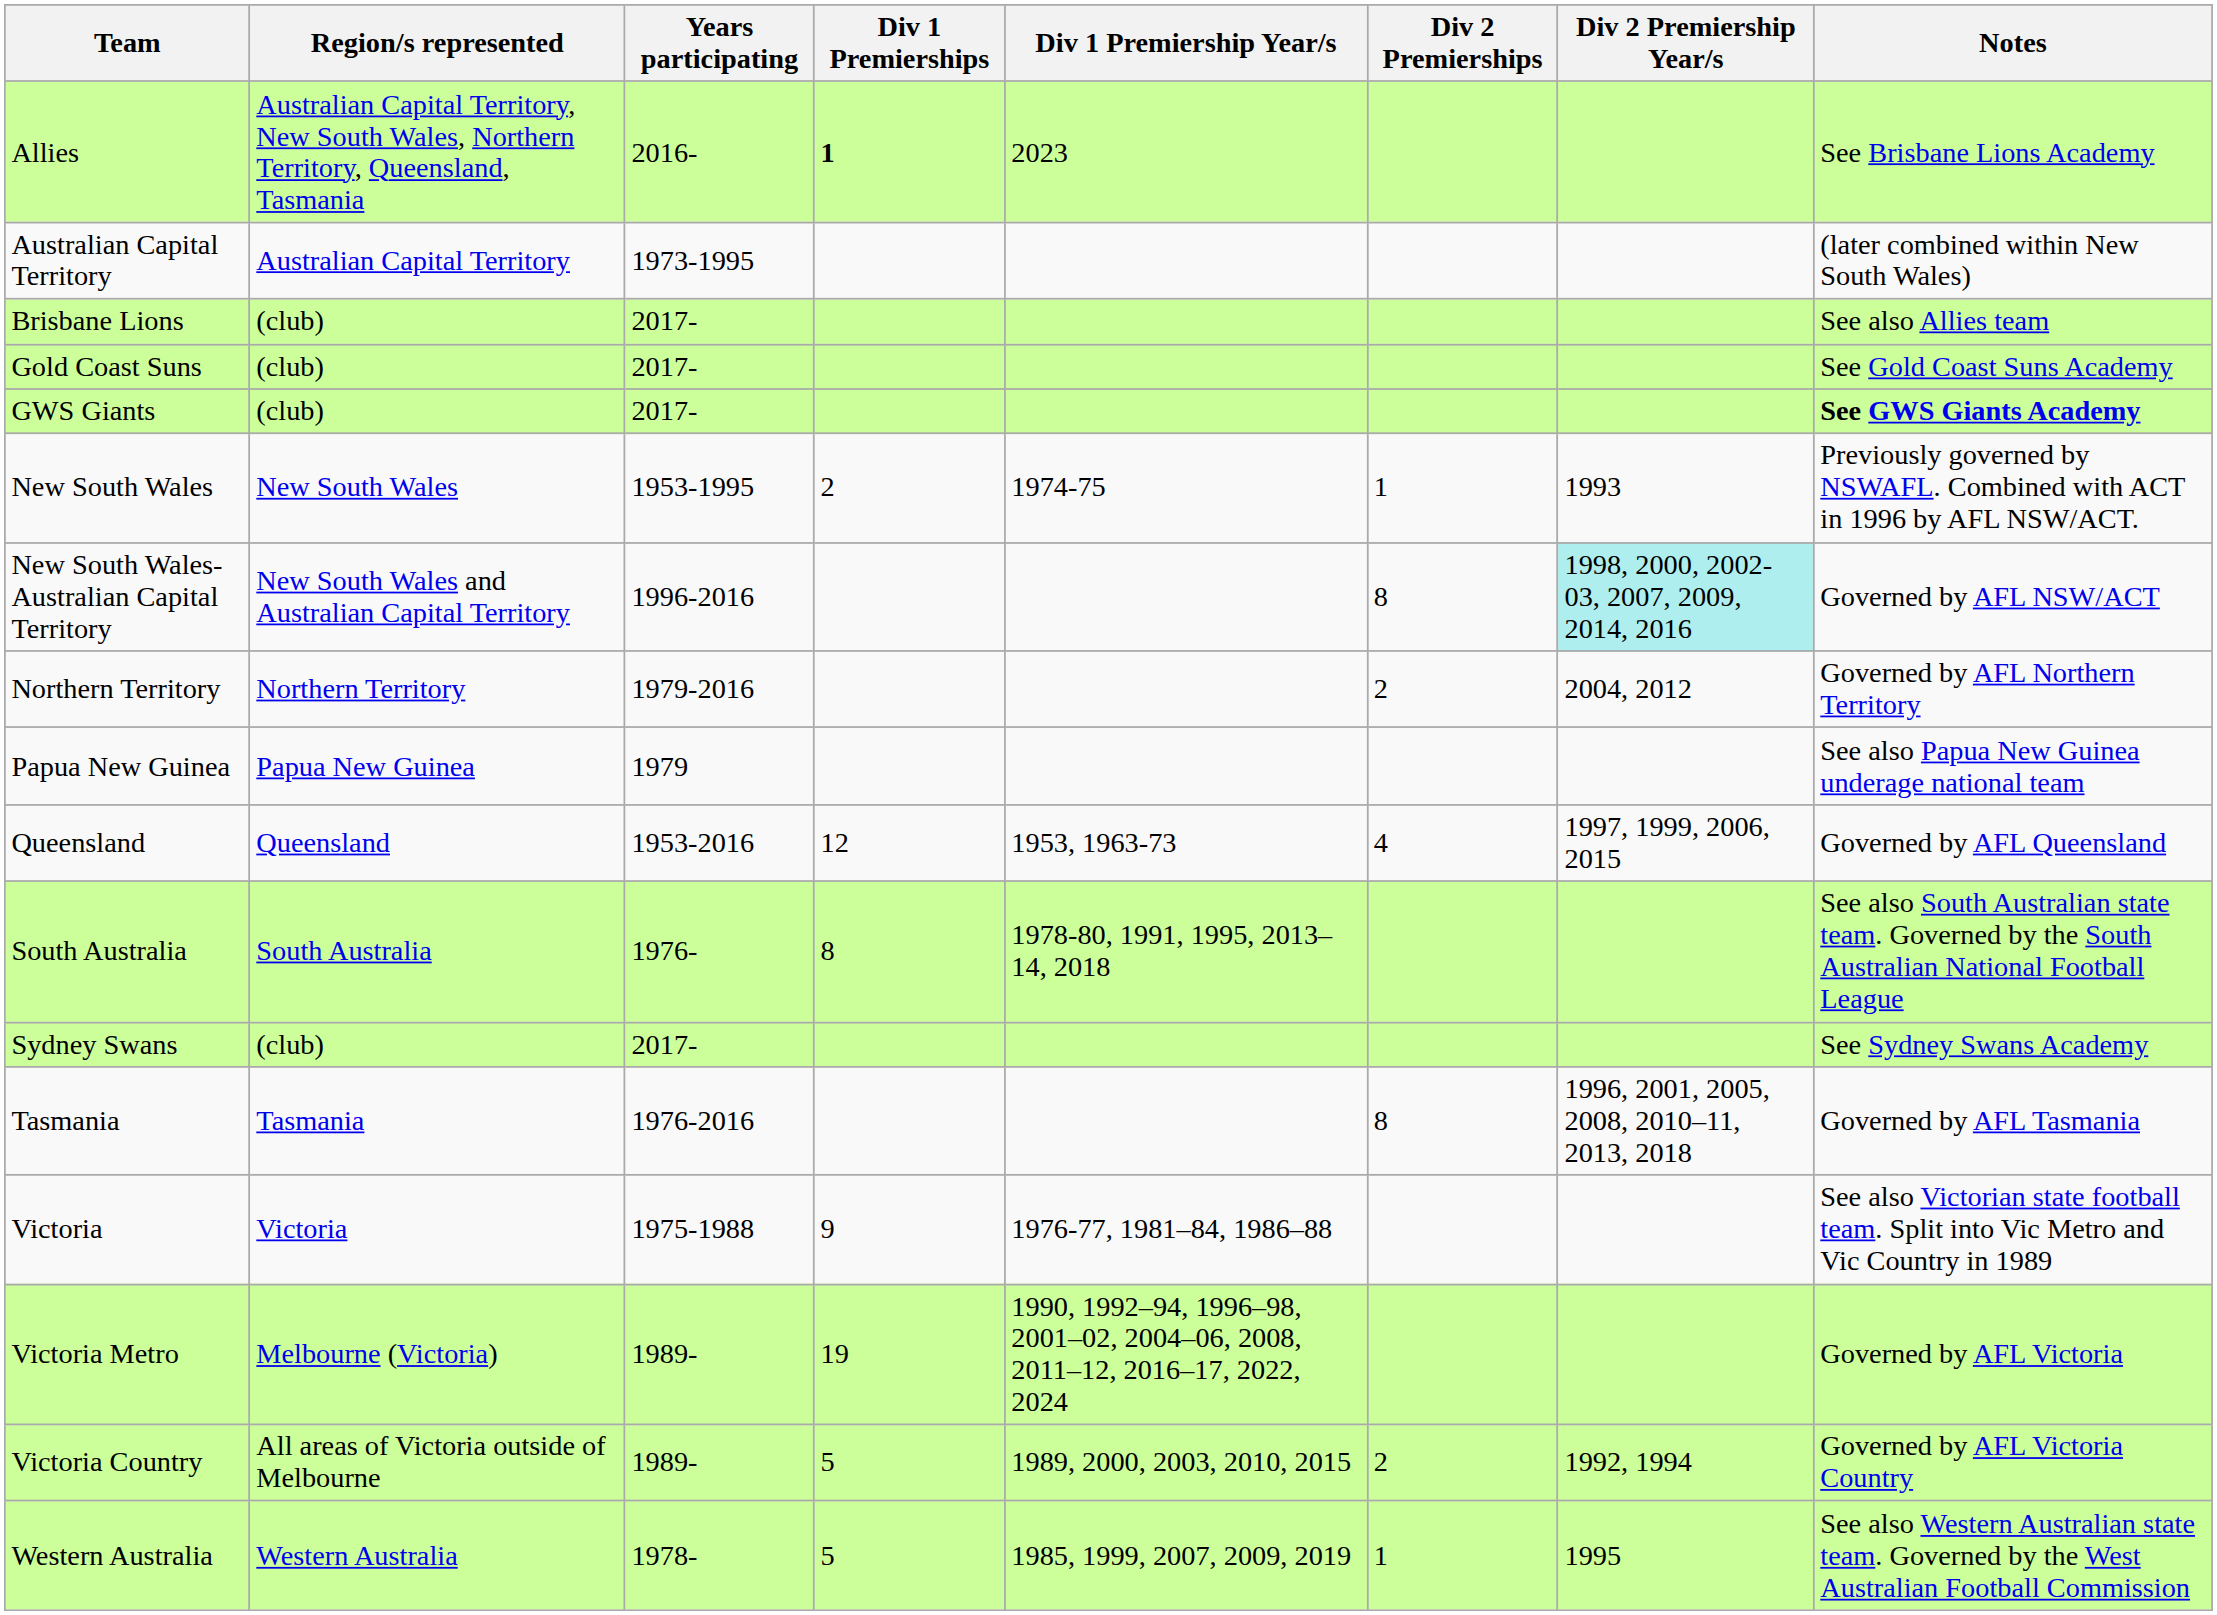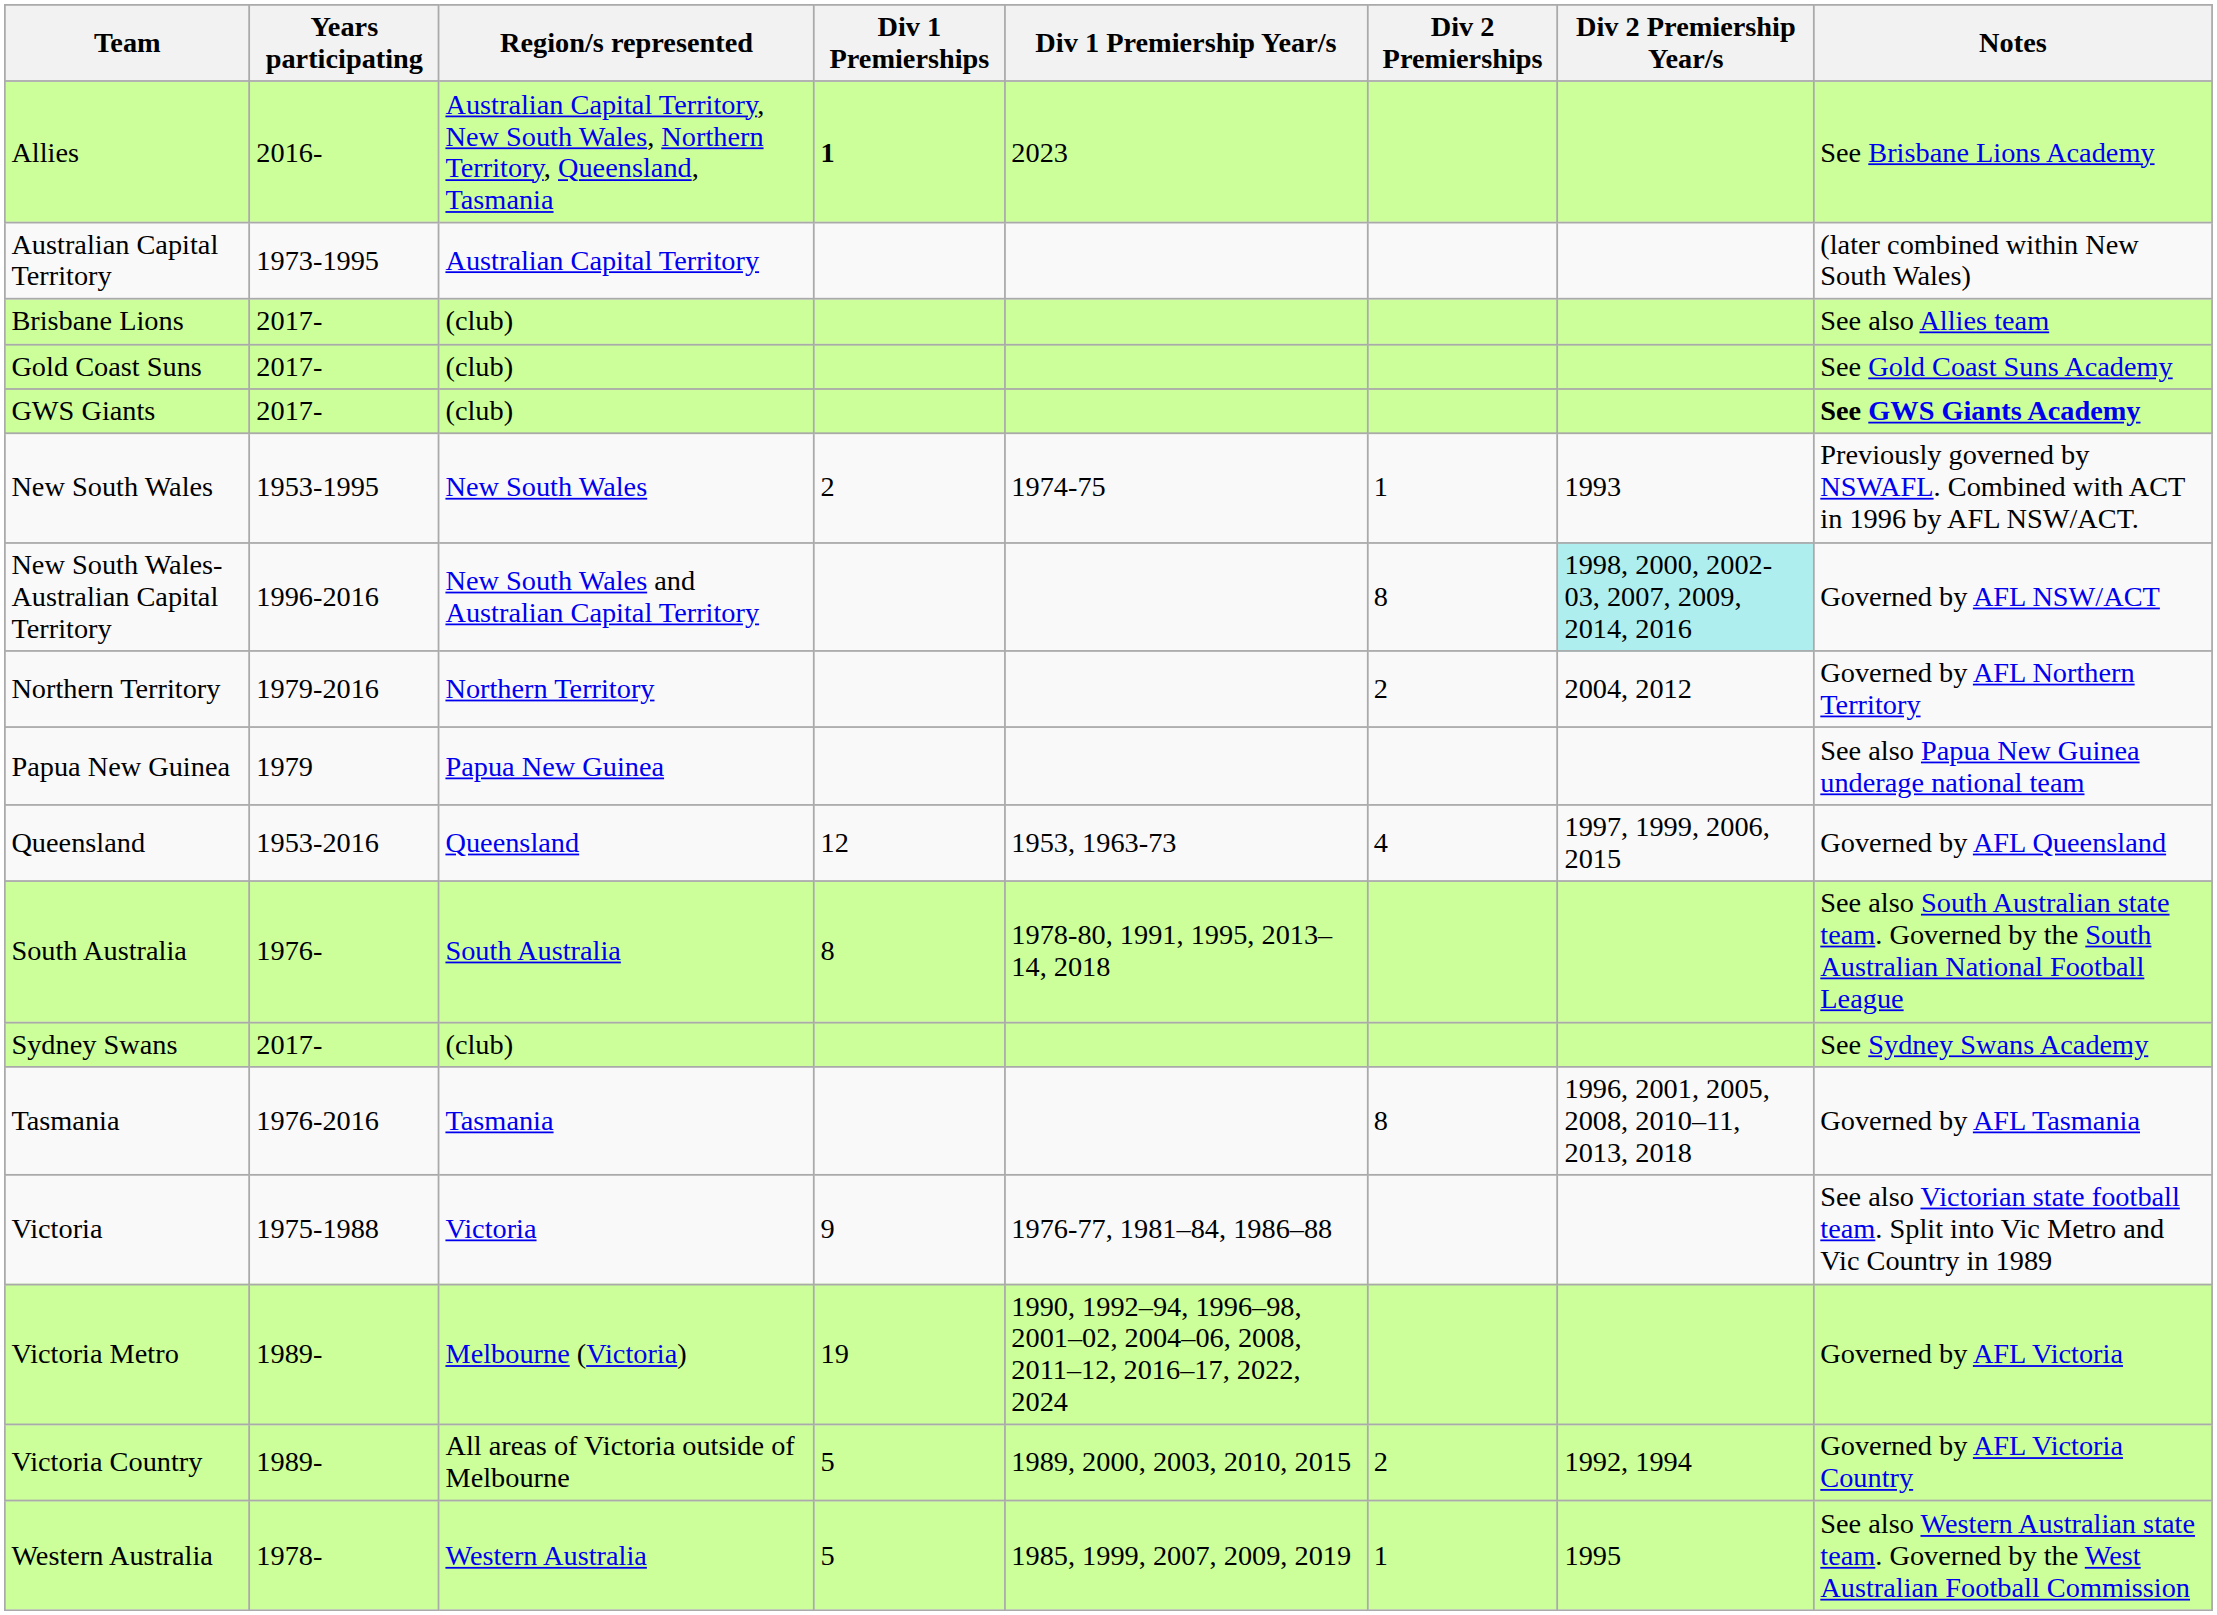columns swapped: (719, 42) <-> (437, 42)
